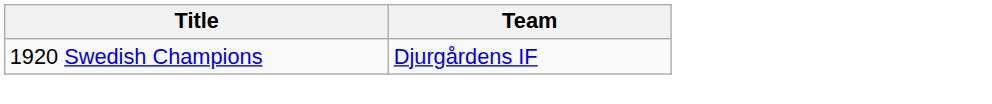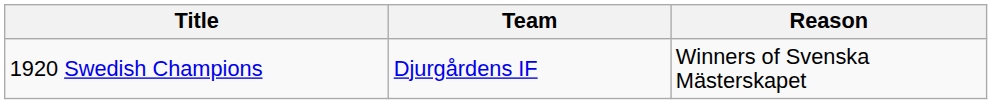+ column: (829, 21)
